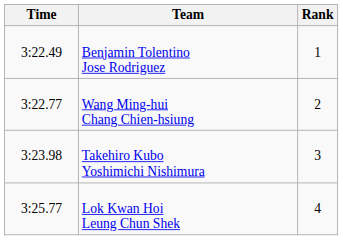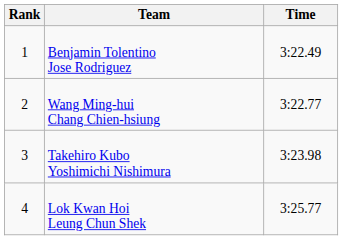columns swapped: (318, 15) <-> (42, 15)
